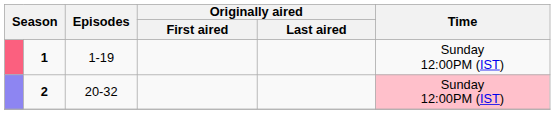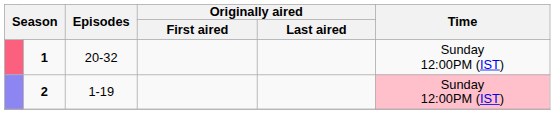(101, 57) 1-19 -> (101, 57) 20-32
(101, 92) 20-32 -> (101, 92) 1-19
